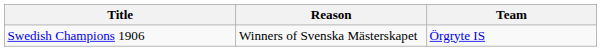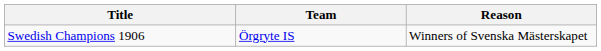columns swapped: (512, 14) <-> (331, 14)
